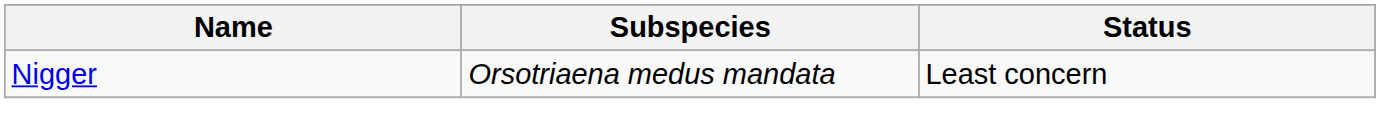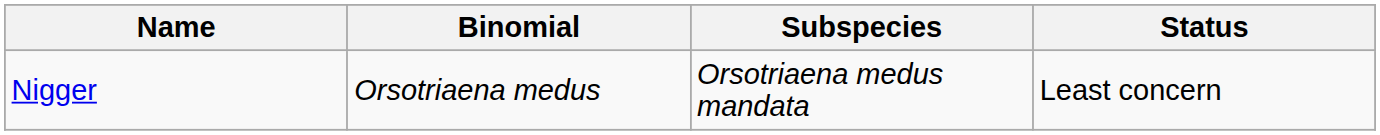+ column: (519, 27)
